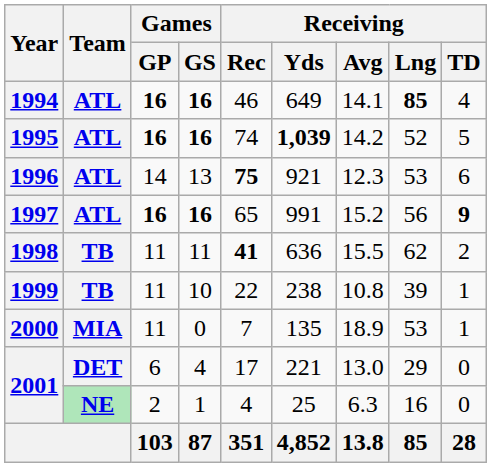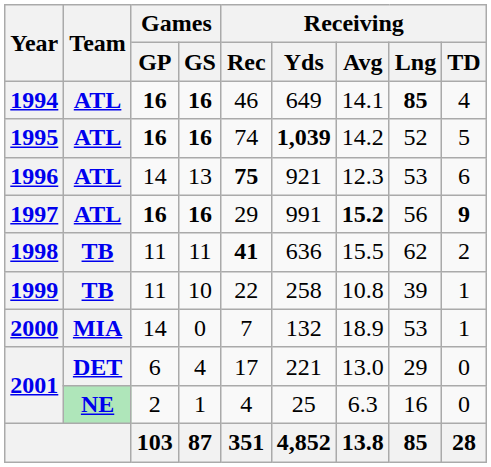(246, 213) 65 -> (246, 213) 29
(363, 213) normal -> (363, 213) bold
(304, 289) 238 -> (304, 289) 258
(155, 328) 11 -> (155, 328) 14
(304, 328) 135 -> (304, 328) 132
